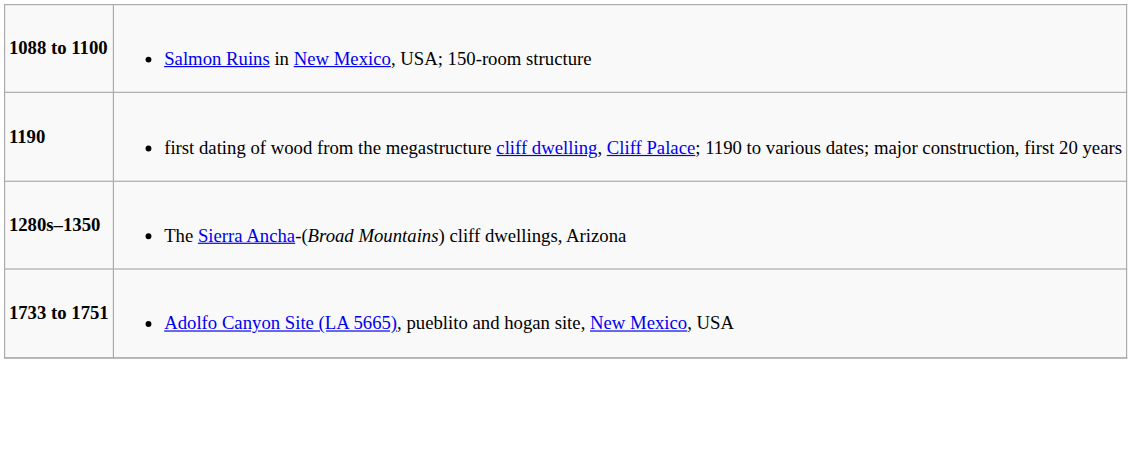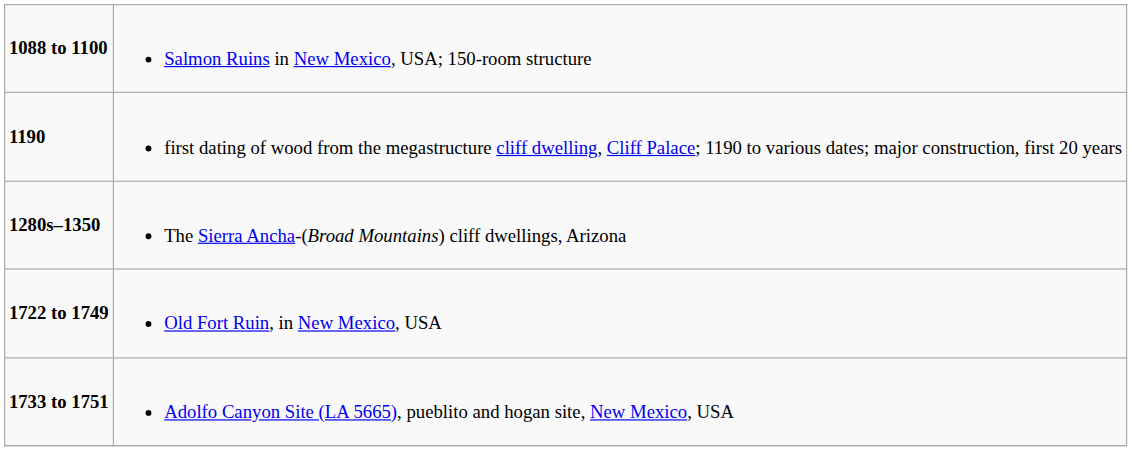+ row: (59, 313)
